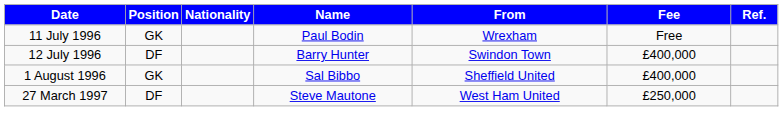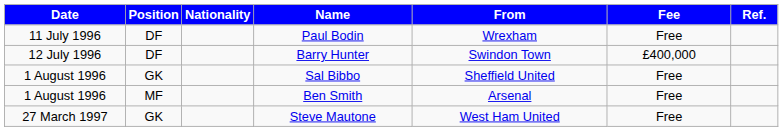(154, 35) GK -> (154, 35) DF
(669, 76) £400,000 -> (669, 76) Free
+ row: (333, 96)
(154, 96) DF -> (154, 116) GK
(669, 96) £250,000 -> (669, 116) Free
